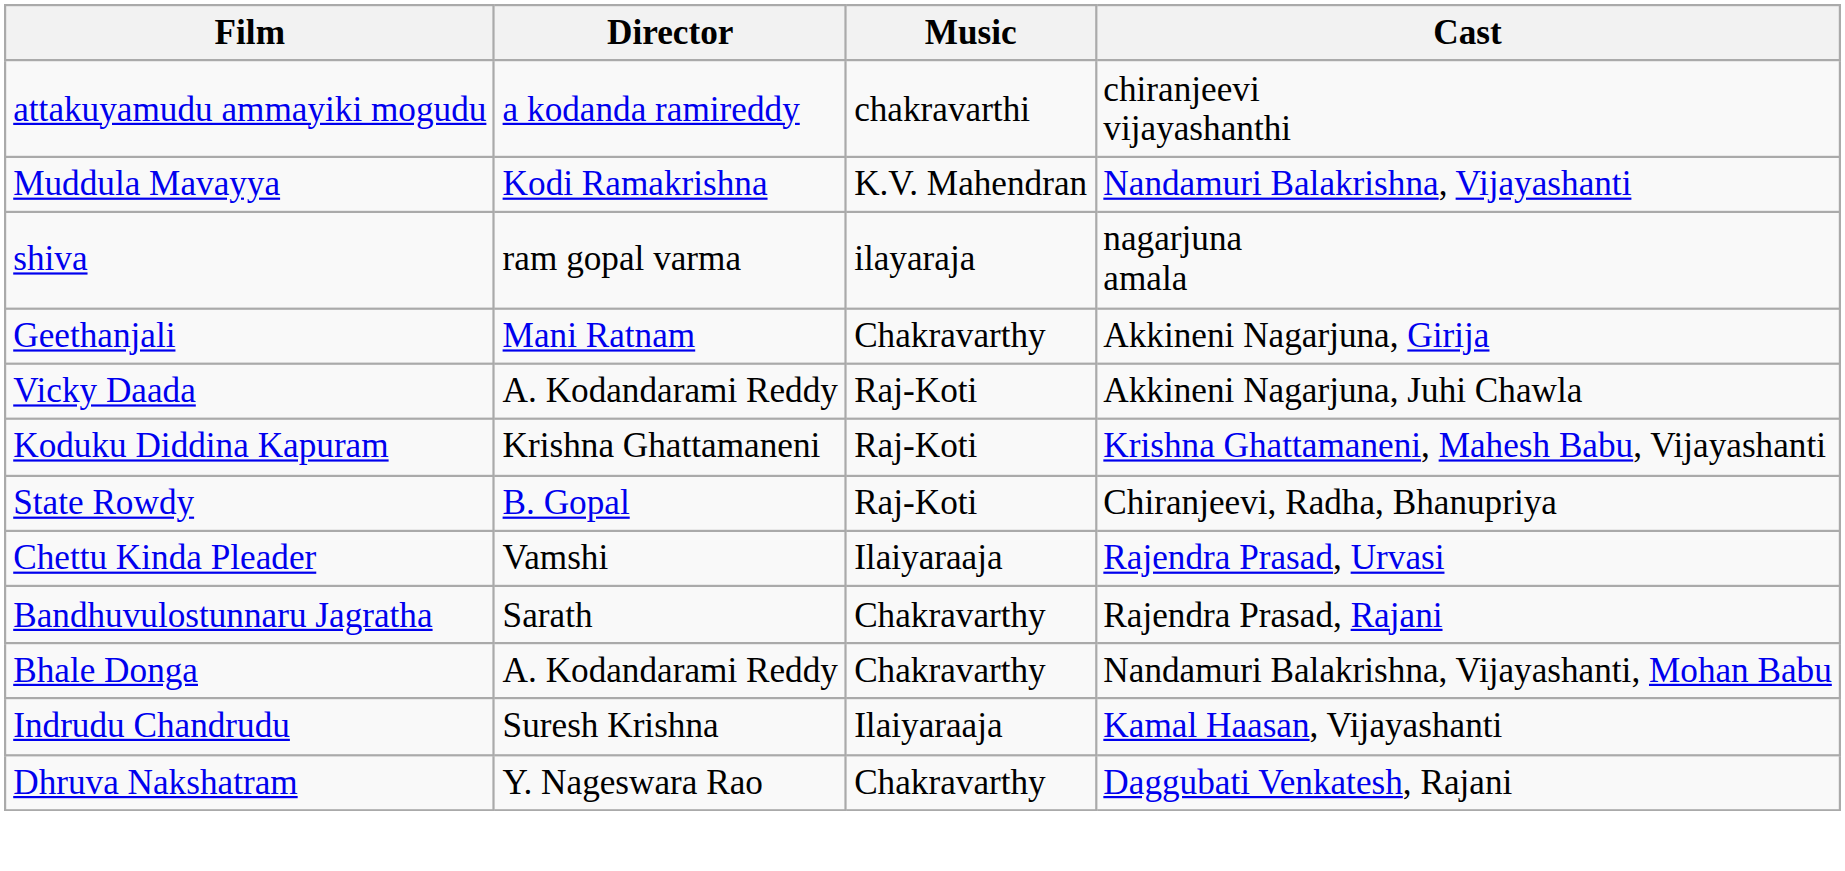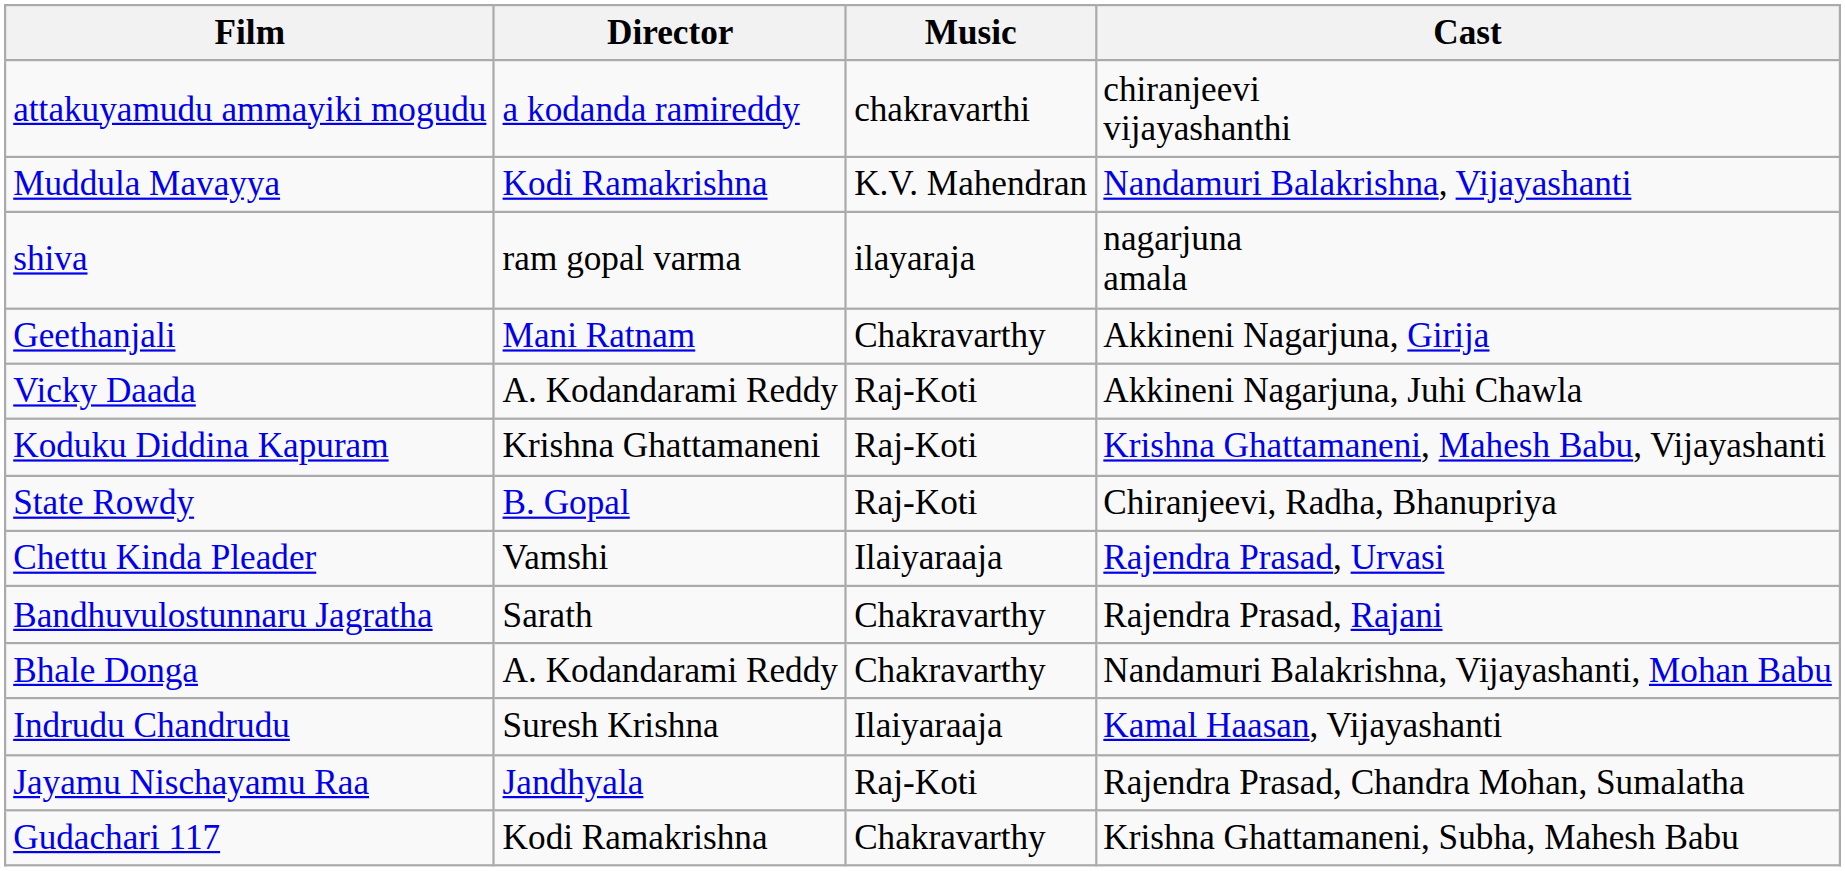- row: (155, 781)
+ row: (191, 781)
+ row: (117, 837)
